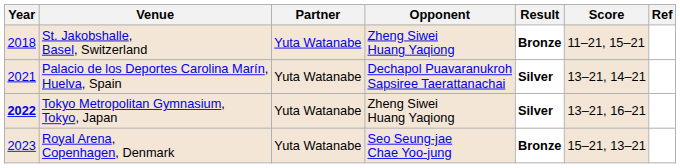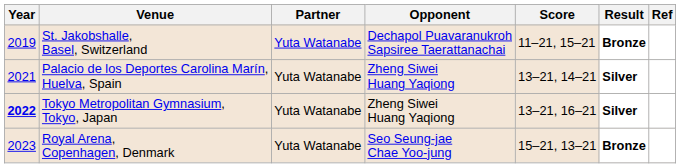columns swapped: (607, 15) <-> (540, 15)
(22, 42) 2018 -> (22, 42) 2019
(411, 42) Zheng Siwei Huang Yaqiong -> (440, 42) Dechapol Puavaranukroh Sapsiree Taerattanachai
(440, 77) Dechapol Puavaranukroh Sapsiree Taerattanachai -> (411, 77) Zheng Siwei Huang Yaqiong
